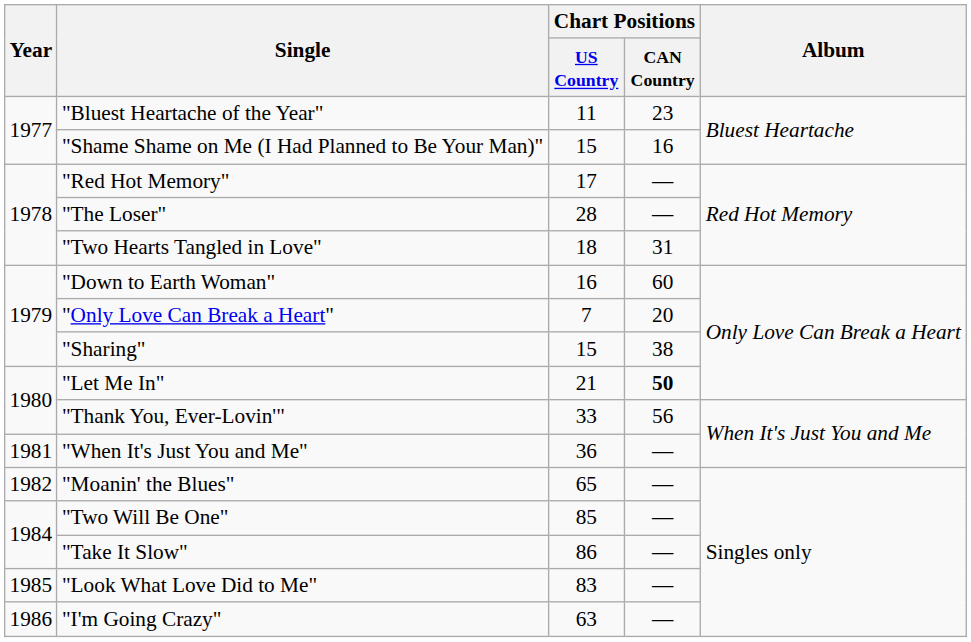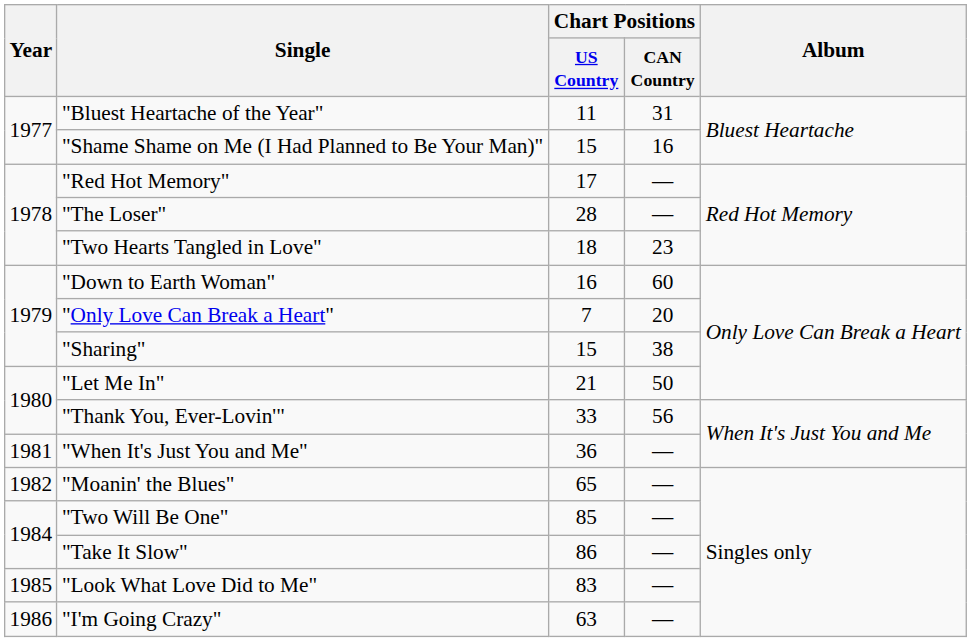(663, 112) 23 -> (663, 112) 31
(663, 247) 31 -> (663, 247) 23
(663, 382) bold -> (663, 382) normal
